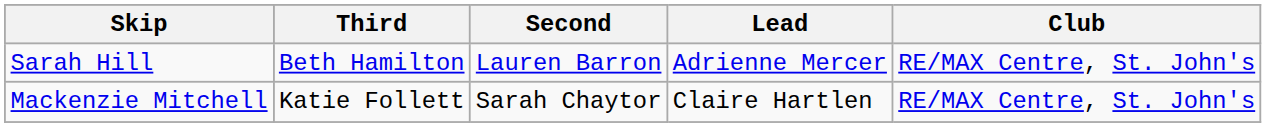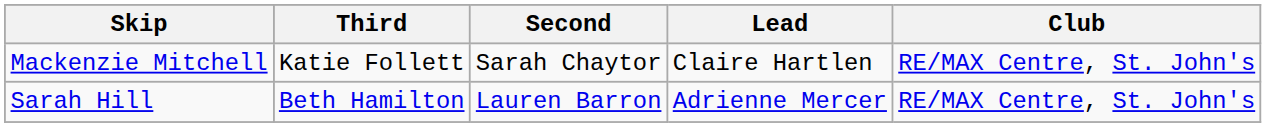rows swapped: (82, 63) <-> (139, 102)
